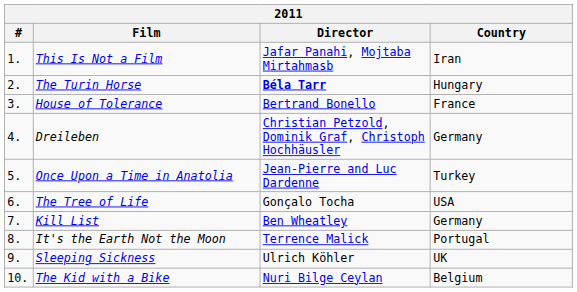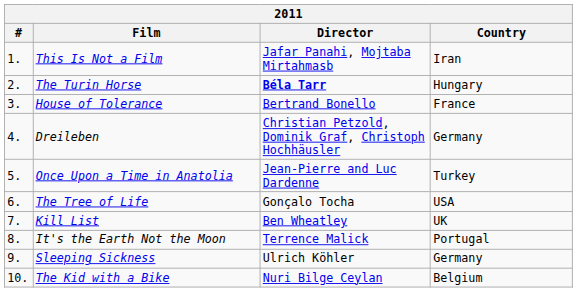(458, 221) Germany -> (440, 221) UK
(440, 259) UK -> (458, 259) Germany
